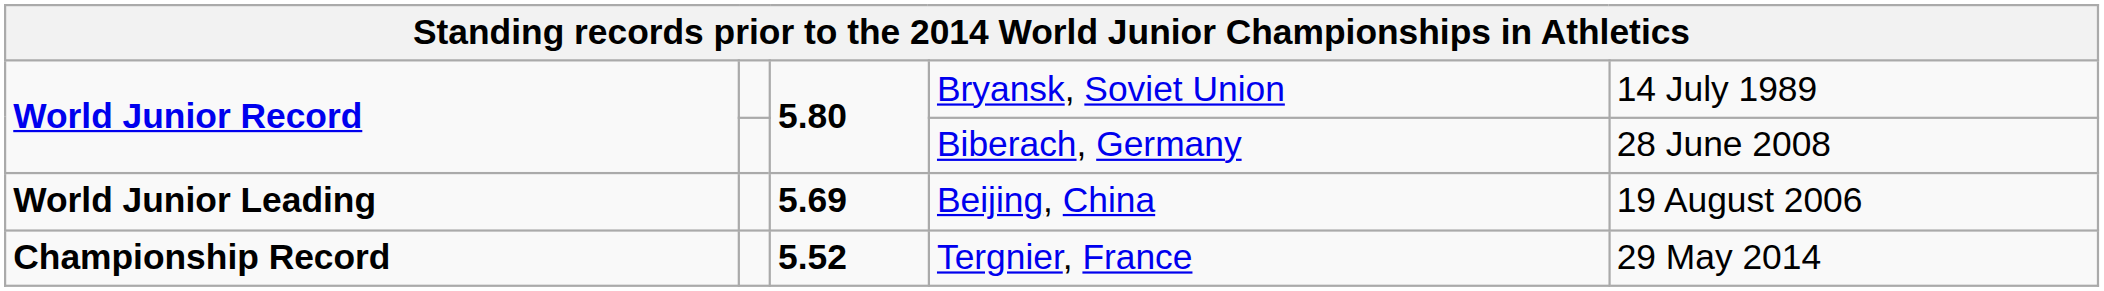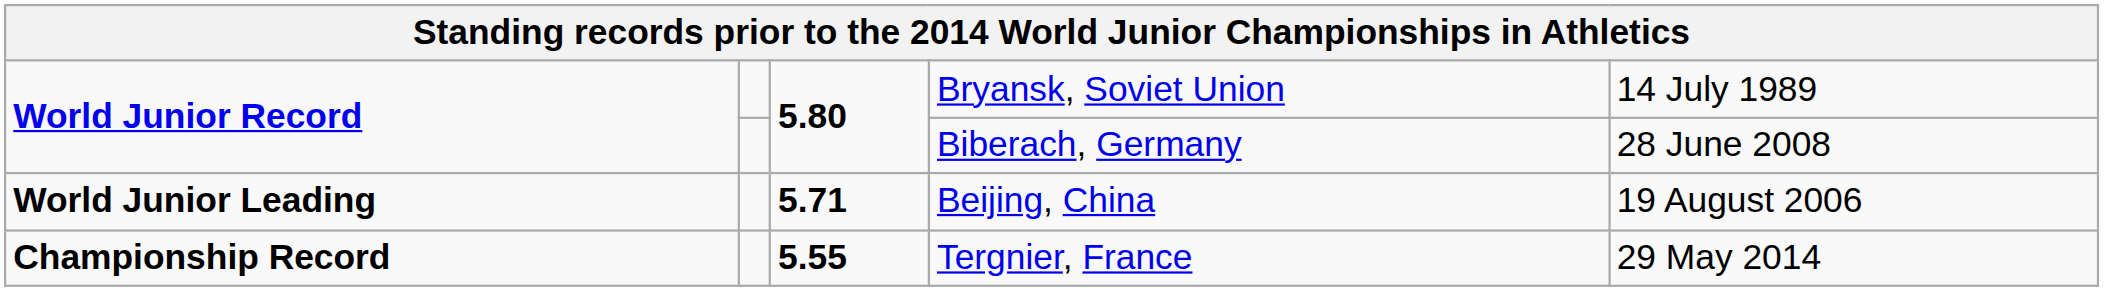(813, 200) 5.69 -> (813, 200) 5.71
(813, 256) 5.52 -> (813, 256) 5.55
